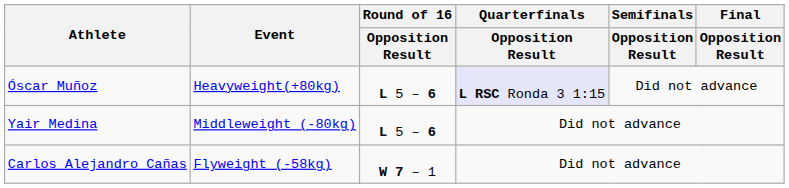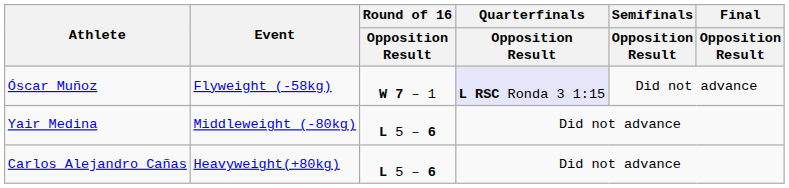(267, 86) Heavyweight(+80kg) -> (263, 86) Flyweight (-58kg)
(407, 94) L 5 – 6 -> (407, 94) W 7 – 1
(263, 164) Flyweight (-58kg) -> (267, 164) Heavyweight(+80kg)
(407, 172) W 7 – 1 -> (407, 172) L 5 – 6
